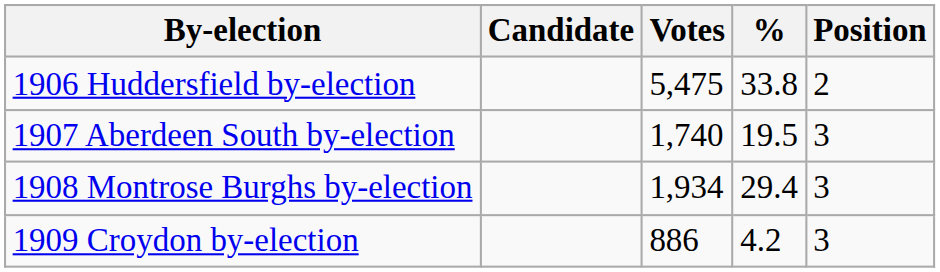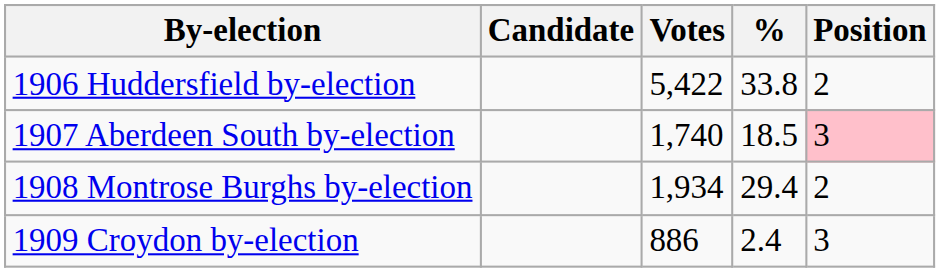(686, 82) 5,475 -> (686, 82) 5,422
(769, 135) 19.5 -> (769, 135) 18.5
(821, 135) no background -> (821, 135) pink background
(821, 187) 3 -> (821, 187) 2
(761, 239) 4.2 -> (761, 239) 2.4
